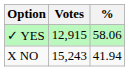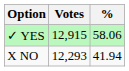(69, 56) 15,243 -> (69, 56) 12,293
